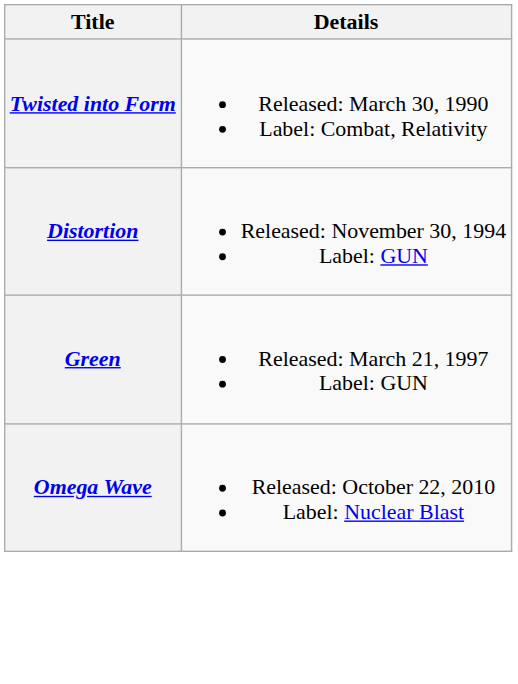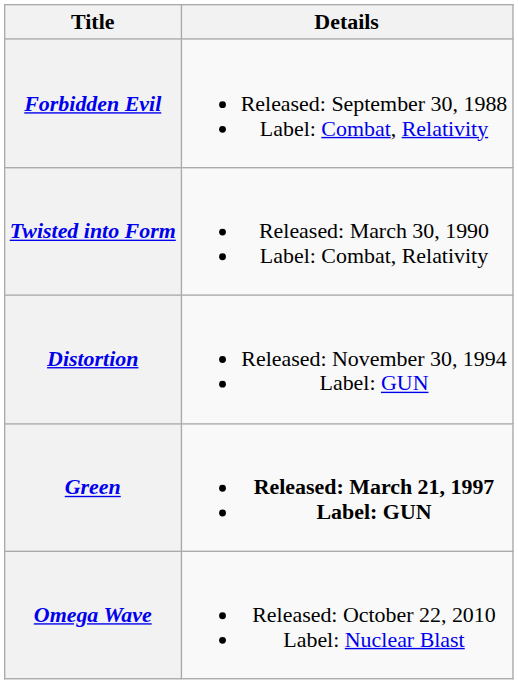+ row: (93, 103)
(346, 372) normal -> (347, 500) bold
